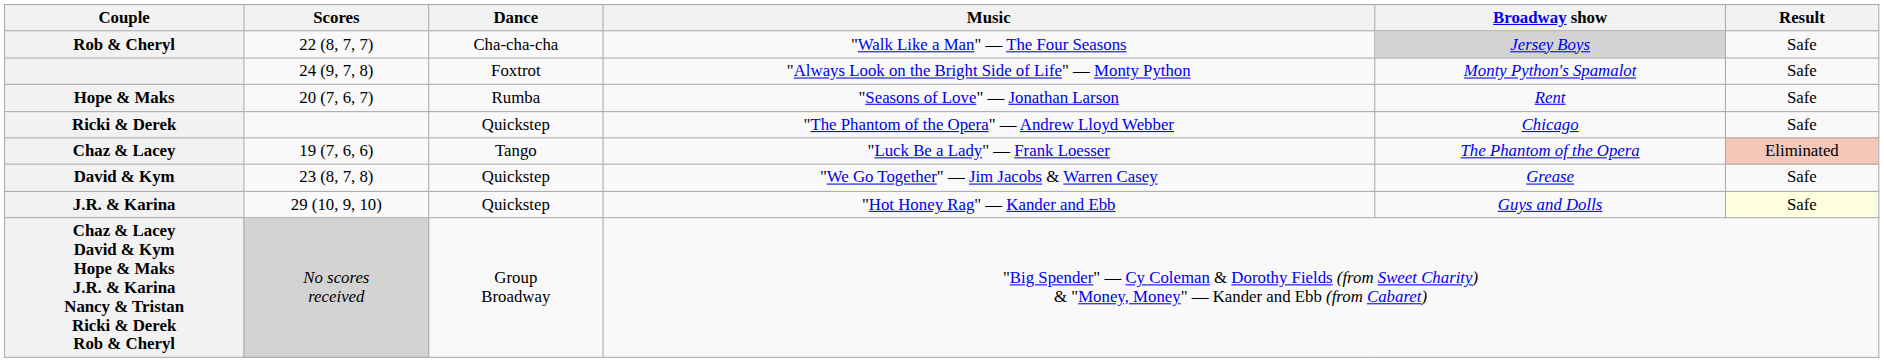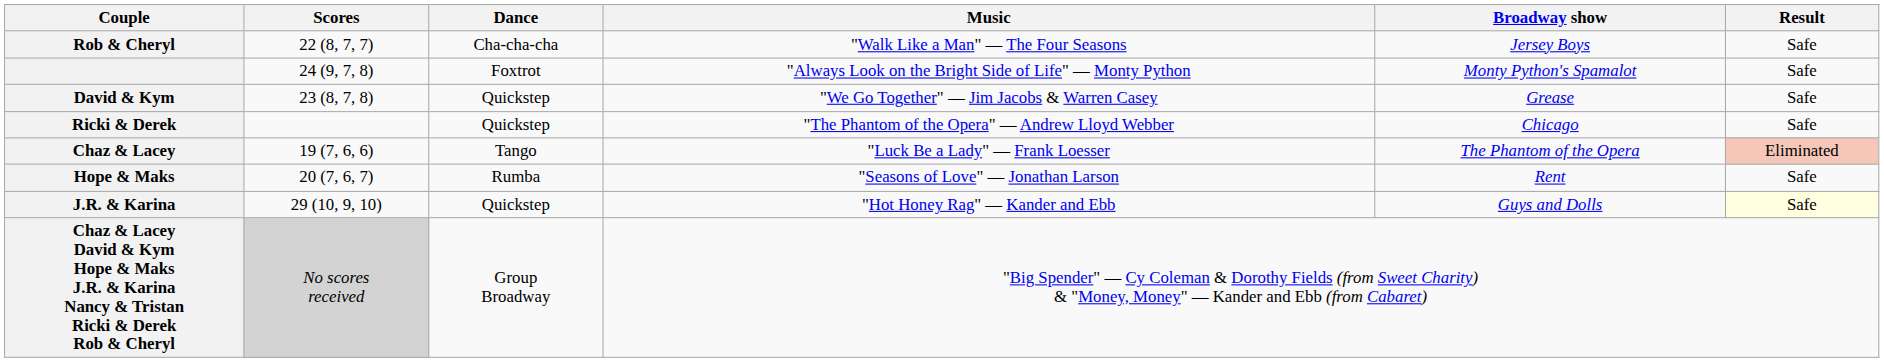(1550, 44) lightgrey background -> (1550, 44) no background
rows swapped: (124, 177) <-> (124, 97)
